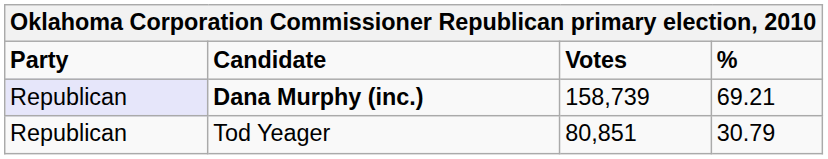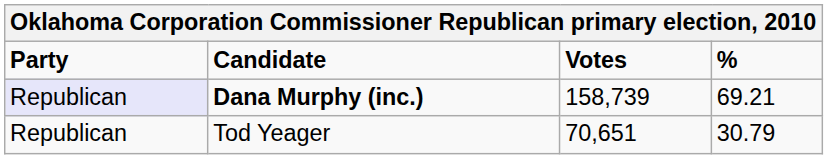(601, 134) 80,851 -> (601, 134) 70,651
